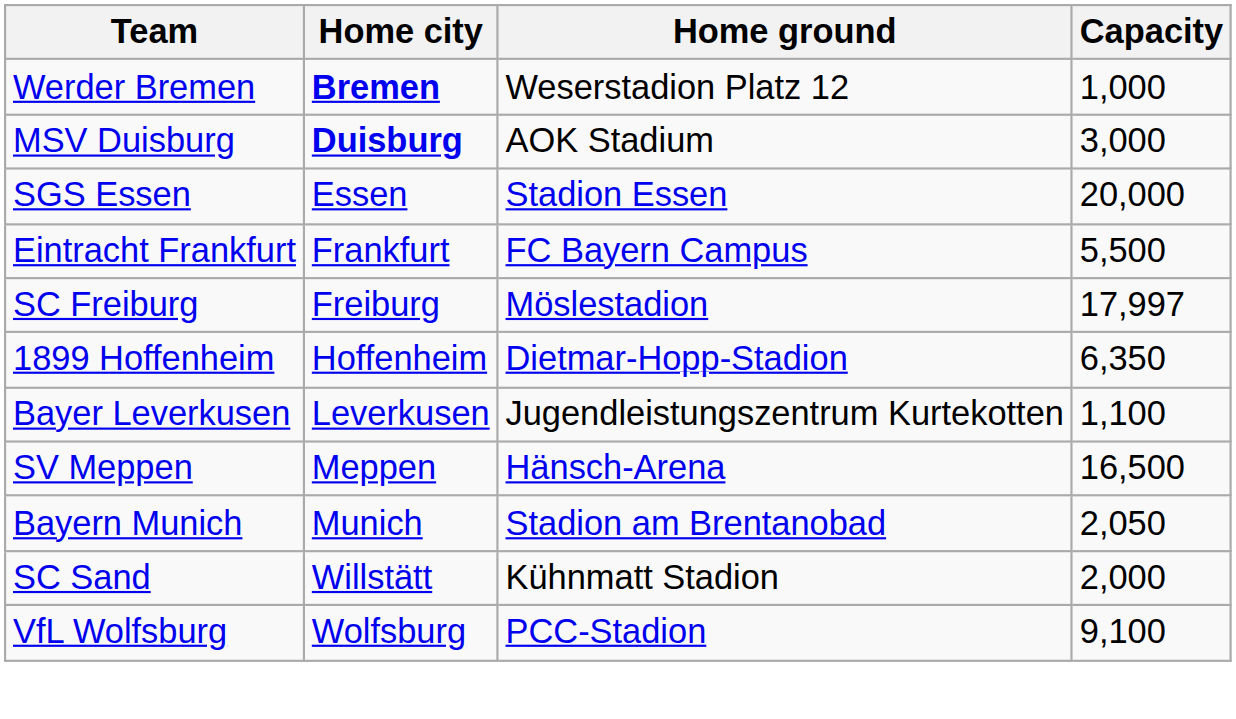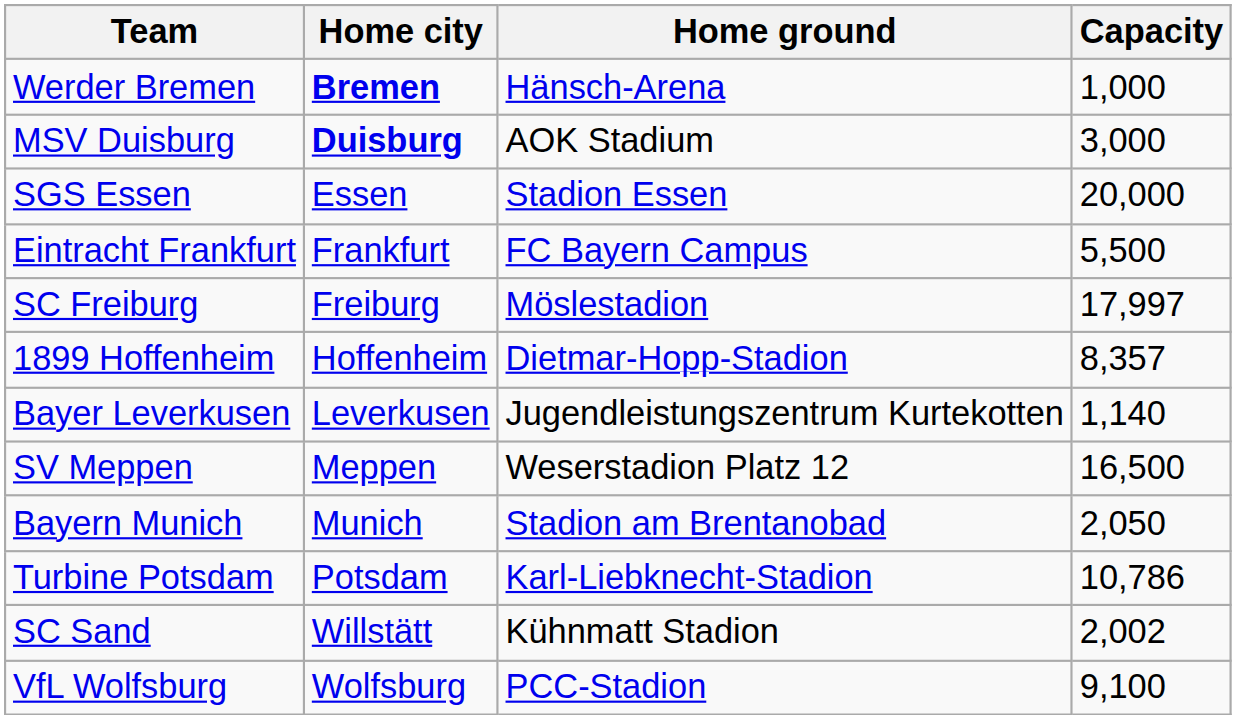(677, 86) Weserstadion Platz 12 -> (615, 86) Hänsch-Arena
(1123, 359) 6,350 -> (1123, 359) 8,357
(1123, 413) 1,100 -> (1123, 413) 1,140
(615, 468) Hänsch-Arena -> (677, 468) Weserstadion Platz 12
+ row: (143, 577)
(1123, 577) 2,000 -> (1123, 631) 2,002
